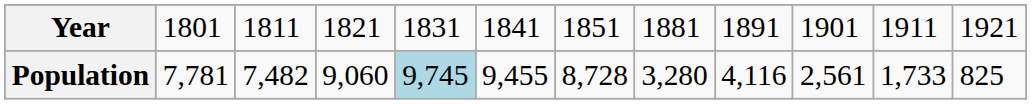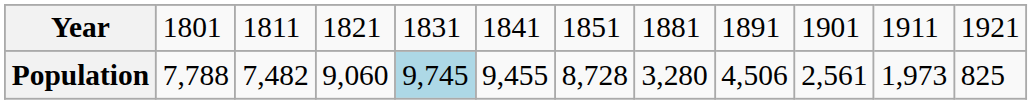(196, 74) 7,781 -> (196, 74) 7,788
(754, 74) 4,116 -> (754, 74) 4,506
(913, 74) 1,733 -> (914, 74) 1,973
